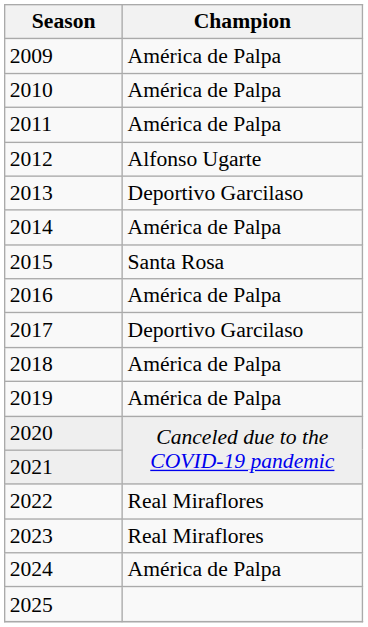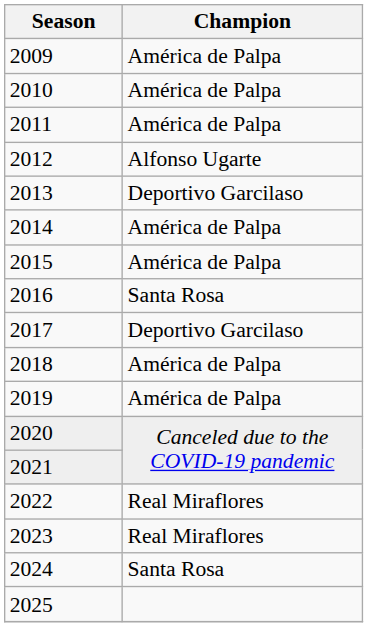(176, 261) Santa Rosa -> (204, 261) América de Palpa
(204, 295) América de Palpa -> (176, 295) Santa Rosa
(204, 569) América de Palpa -> (176, 569) Santa Rosa
